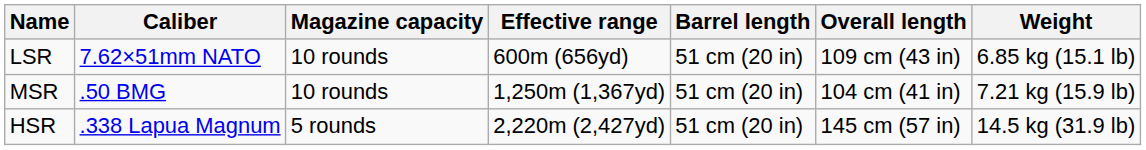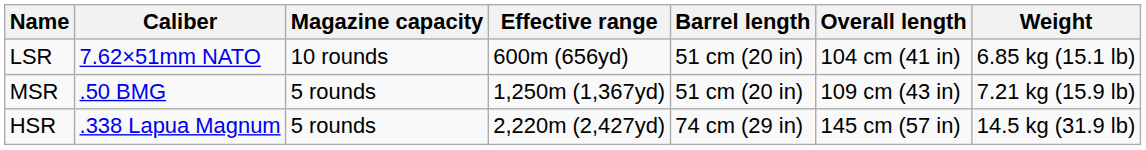(891, 56) 109 cm (43 in) -> (891, 56) 104 cm (41 in)
(339, 91) 10 rounds -> (333, 91) 5 rounds
(891, 91) 104 cm (41 in) -> (891, 91) 109 cm (43 in)
(739, 126) 51 cm (20 in) -> (739, 126) 74 cm (29 in)
